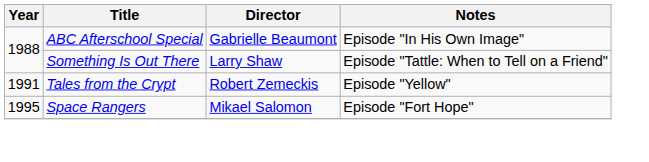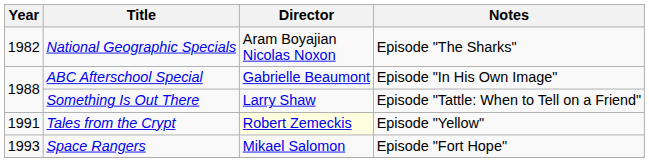+ row: (141, 46)
(264, 84) no background -> (297, 123) lightyellow background
(24, 107) 1995 -> (24, 146) 1993
